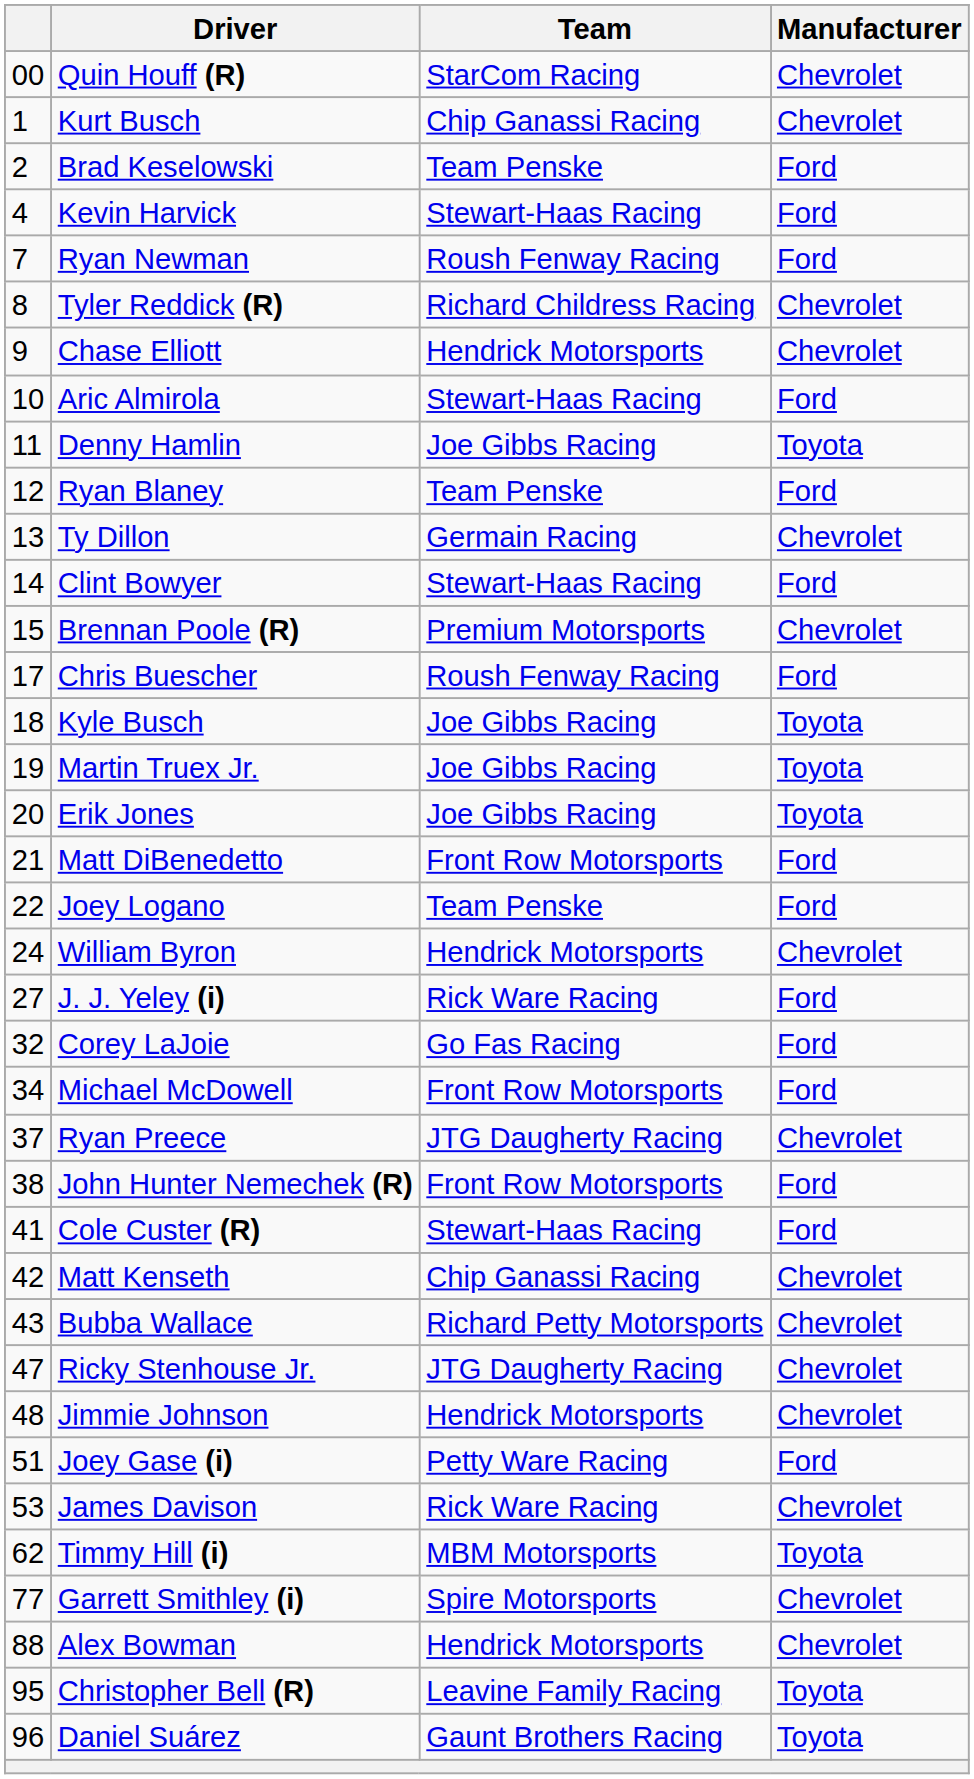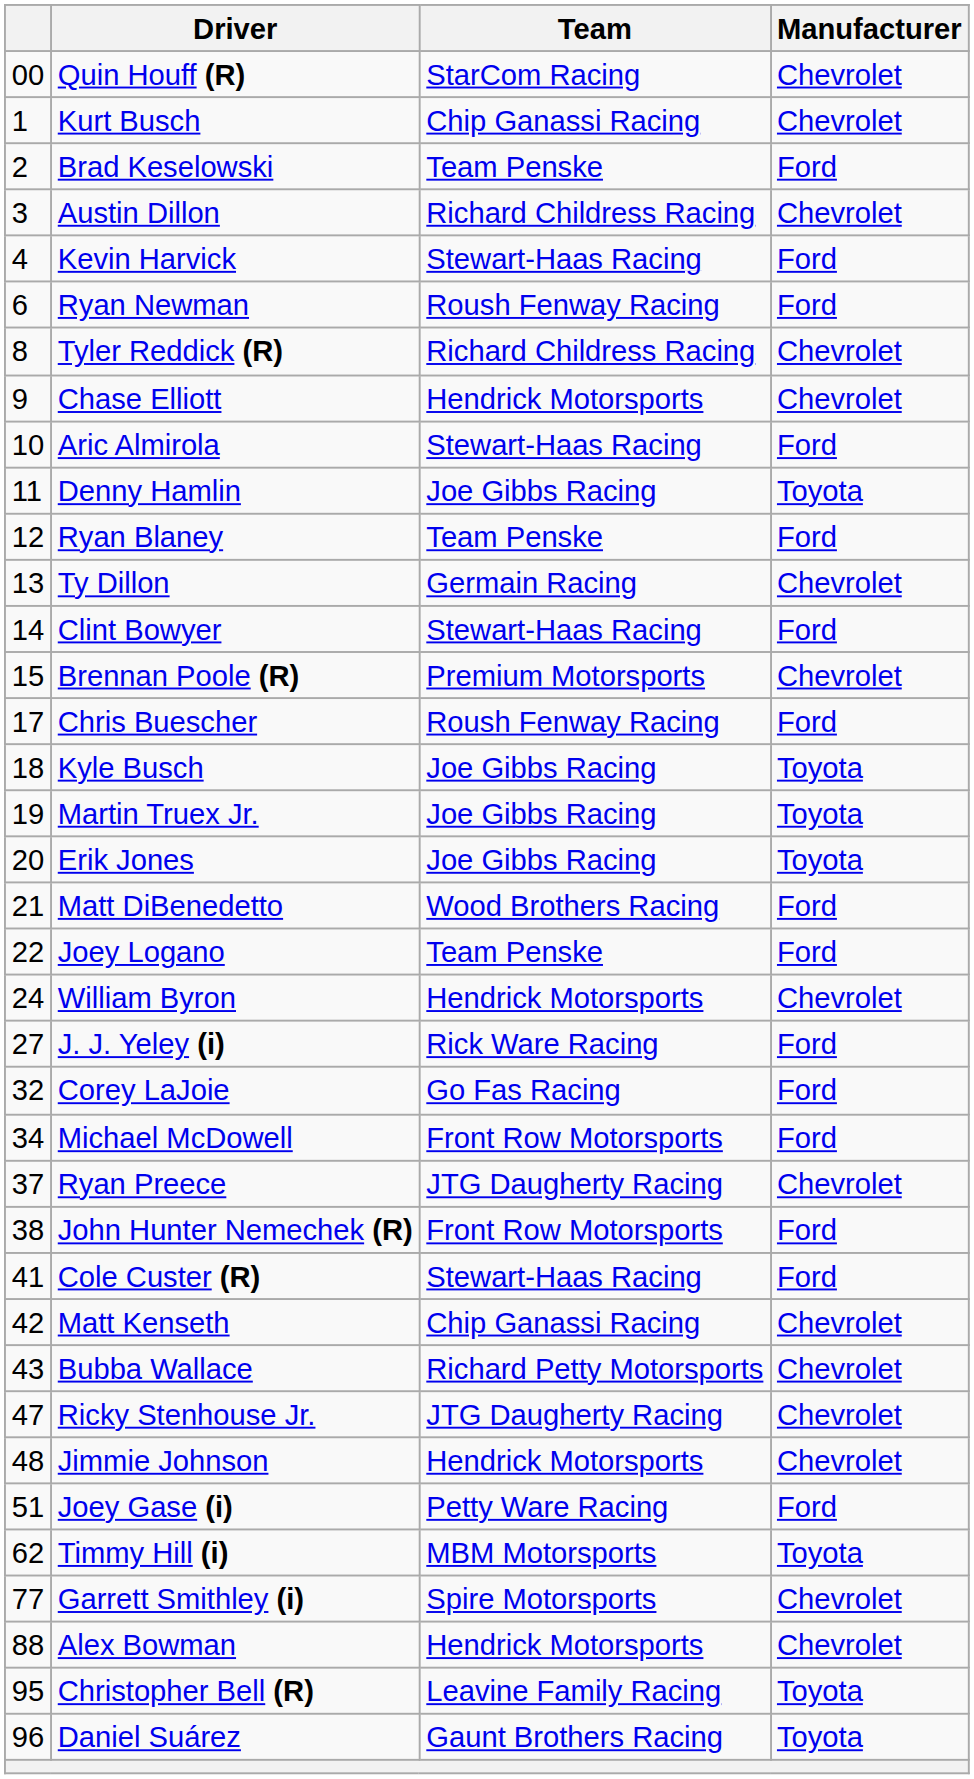+ row: (139, 213)
(20, 259) 7 -> (20, 305) 6
(575, 860) Front Row Motorsports -> (573, 906) Wood Brothers Racing
- row: (157, 1507)
